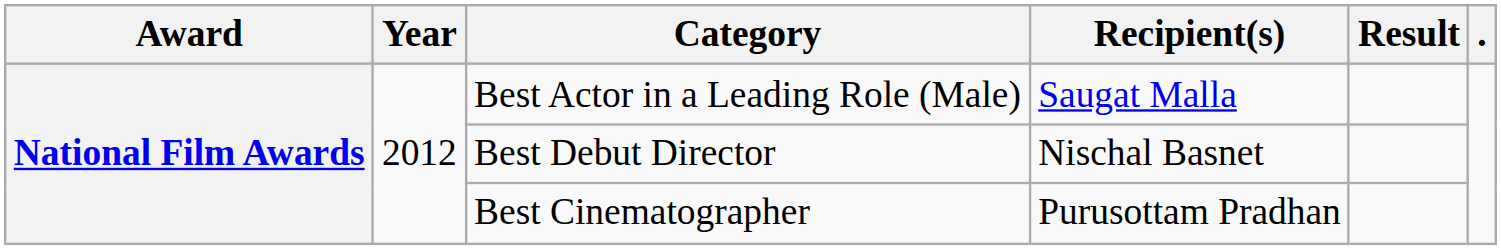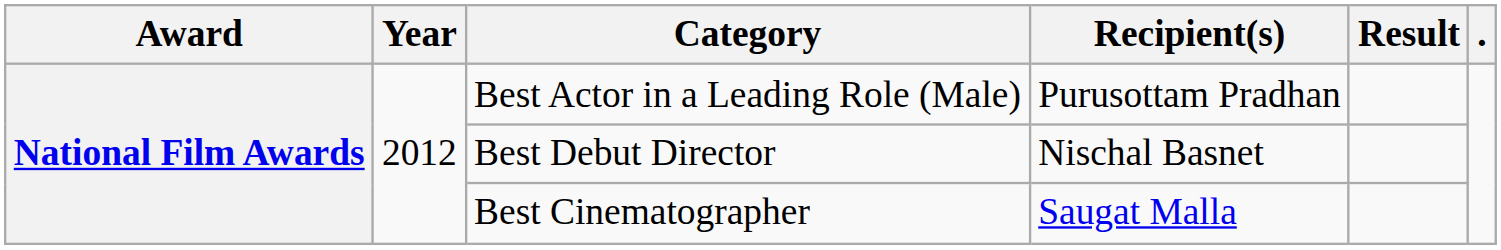(1138, 93) Saugat Malla -> (1190, 93) Purusottam Pradhan
(1190, 212) Purusottam Pradhan -> (1138, 212) Saugat Malla
